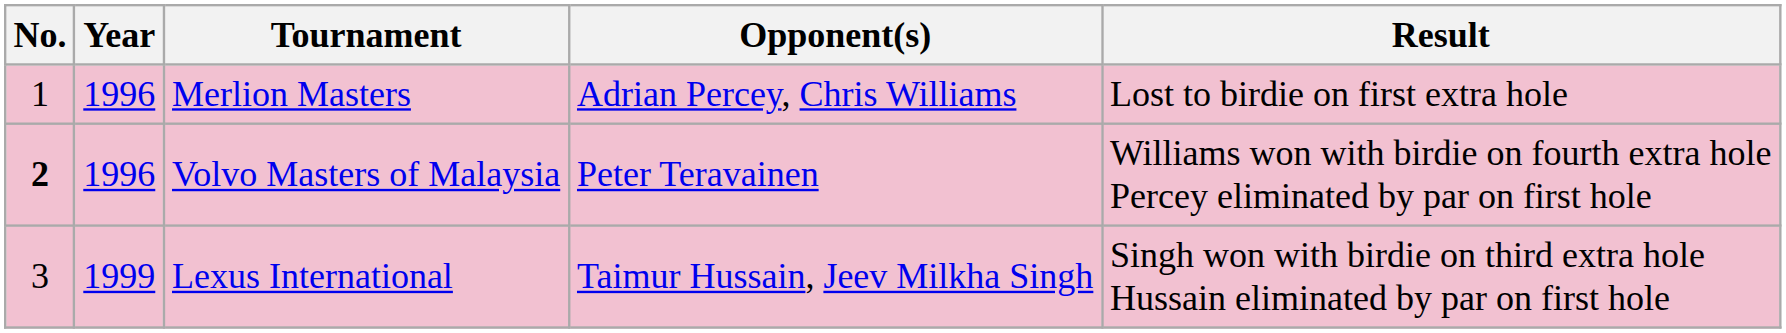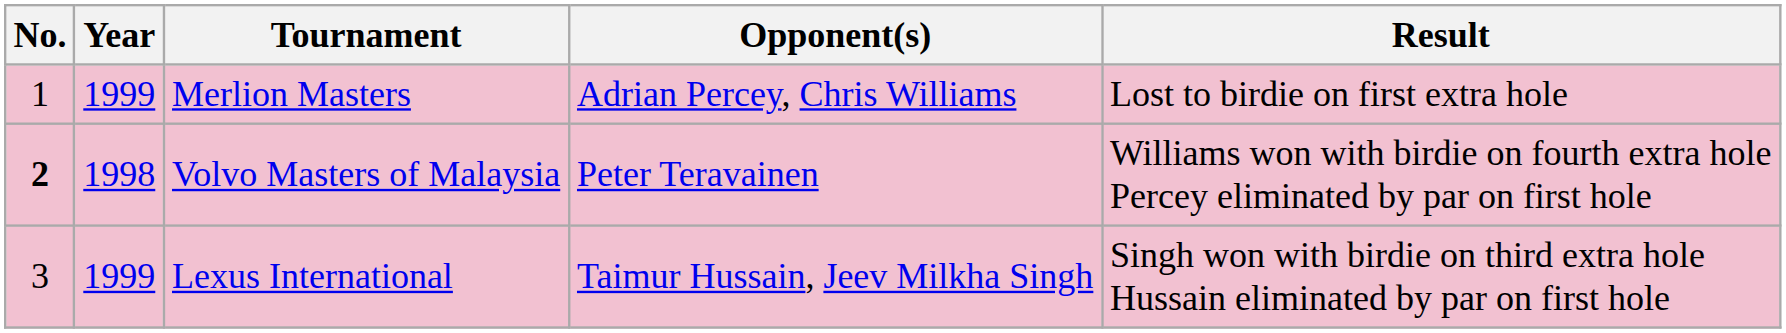(119, 93) 1996 -> (119, 93) 1999
(119, 174) 1996 -> (119, 174) 1998
